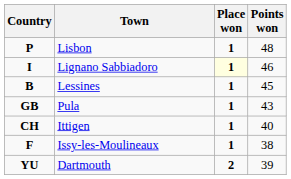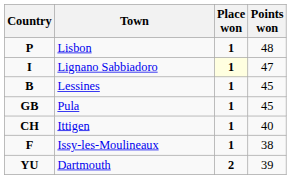(267, 67) 46 -> (267, 67) 47
(267, 106) 43 -> (267, 106) 45
